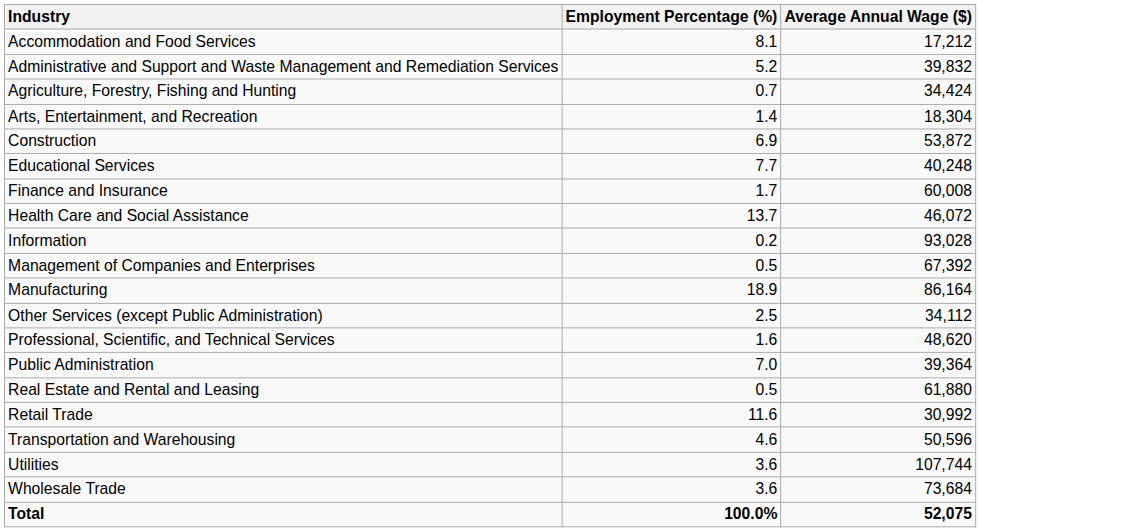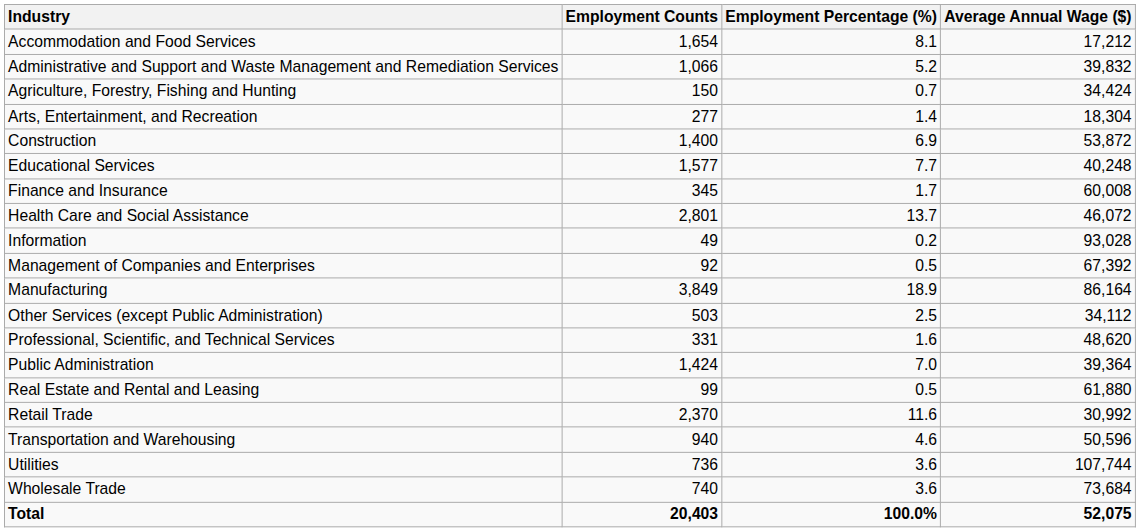+ column: (642, 16)
